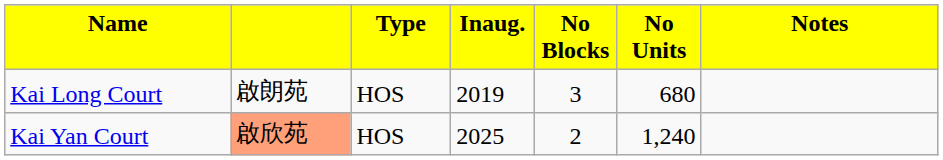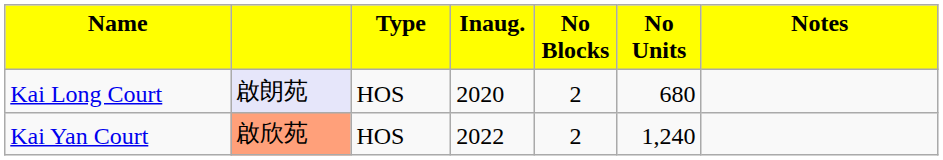(272, 90) no background -> (272, 90) lavender background
(480, 93) 2019 -> (480, 93) 2020
(575, 93) 3 -> (575, 93) 2
(480, 135) 2025 -> (480, 135) 2022
